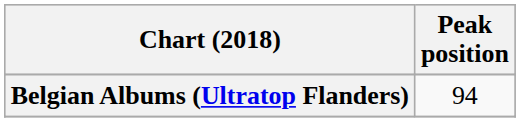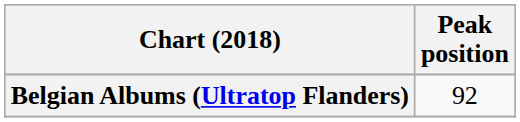(465, 95) 94 -> (465, 95) 92
